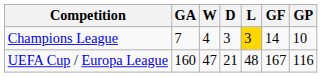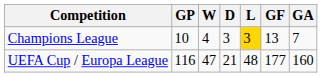columns swapped: (303, 15) <-> (185, 15)
(272, 38) 14 -> (272, 38) 13
(276, 60) 167 -> (275, 60) 177
